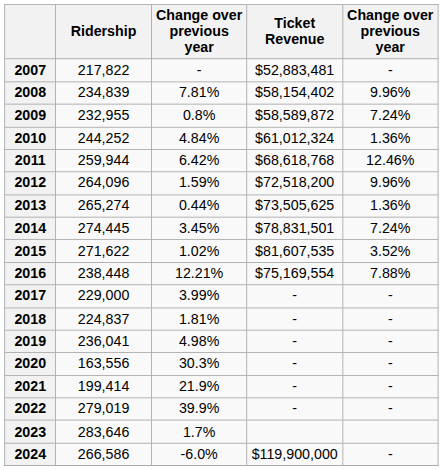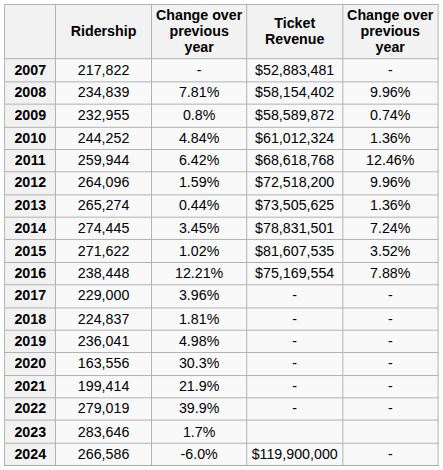(390, 115) 7.24% -> (390, 115) 0.74%
(199, 296) 3.99% -> (199, 296) 3.96%
